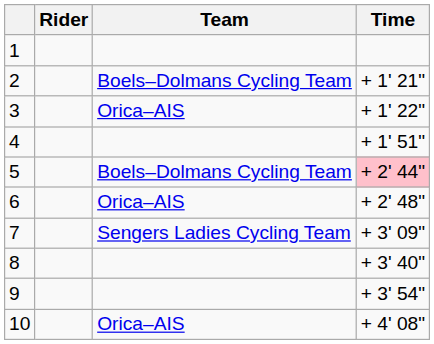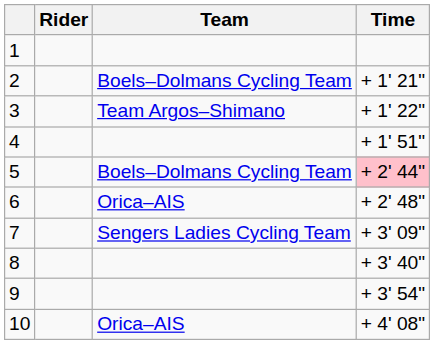(141, 111) Orica–AIS -> (191, 111) Team Argos–Shimano
